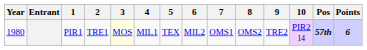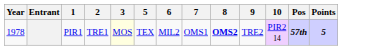- column: (147, 12)
(16, 32) 1980 -> (16, 32) 1978
(250, 32) normal -> (225, 32) bold
(348, 32) 6 -> (323, 32) 5
